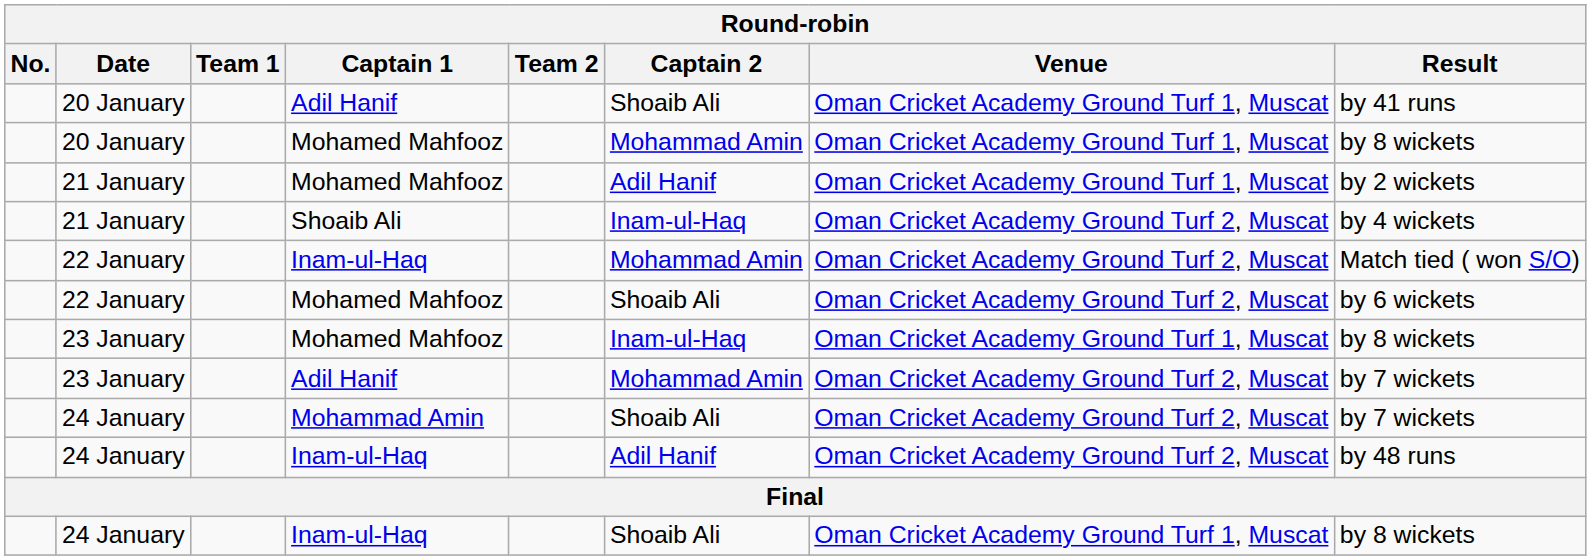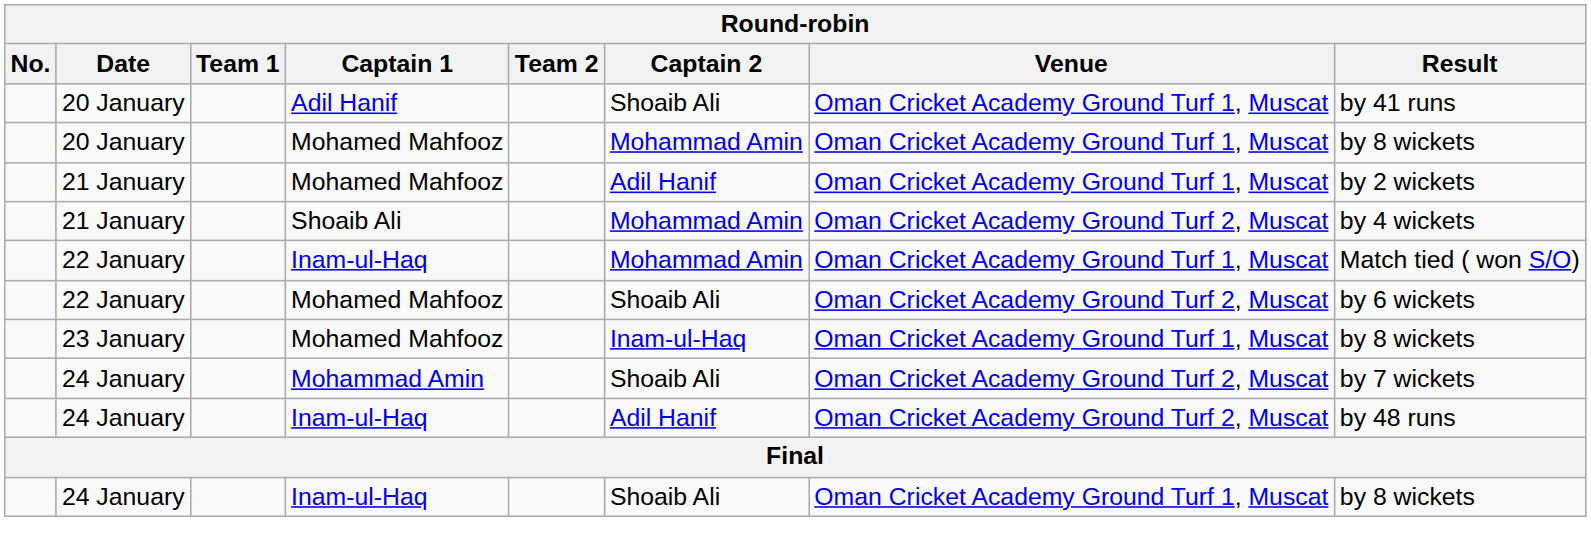(678, 220) Inam-ul-Haq -> (706, 220) Mohammad Amin
(1071, 260) Oman Cricket Academy Ground Turf 2, Muscat -> (1071, 260) Oman Cricket Academy Ground Turf 1, Muscat
- row: (123, 378)
